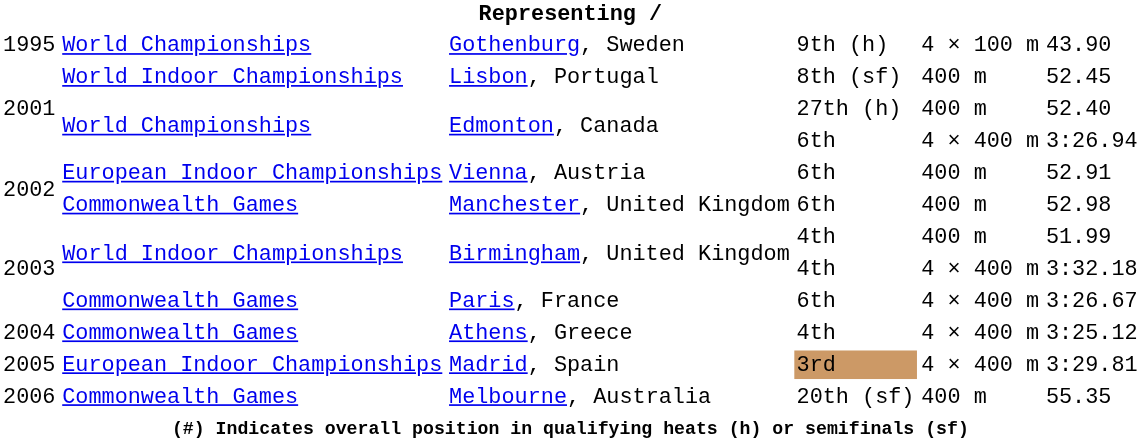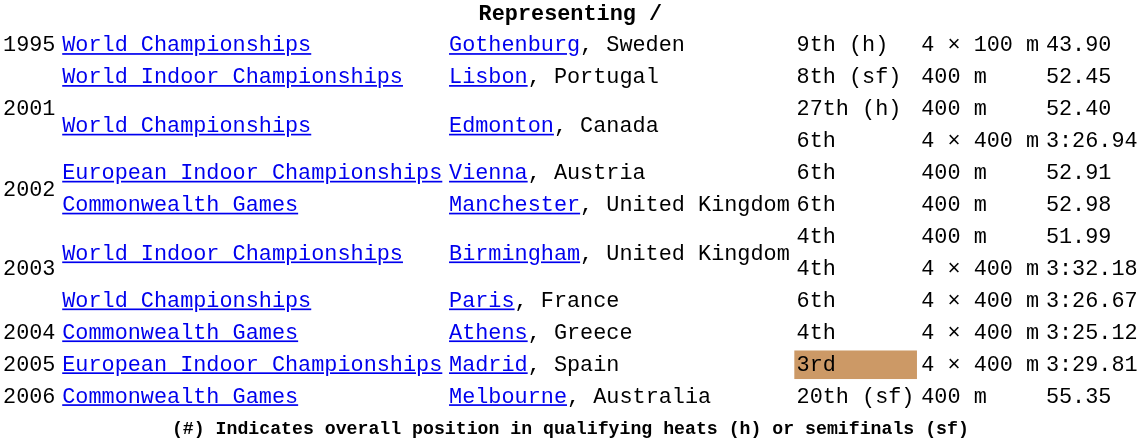(180, 301) Commonwealth Games -> (187, 301) World Championships
